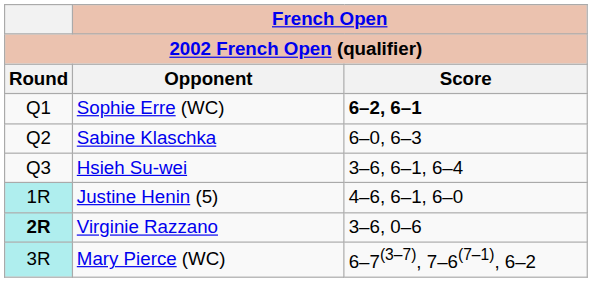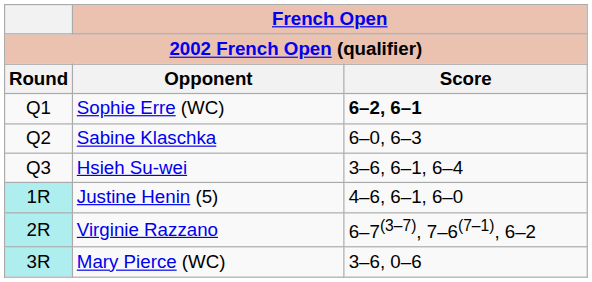(39, 227) bold -> (39, 229) normal
(385, 227) 3–6, 0–6 -> (442, 229) 6–7(3–7), 7–6(7–1), 6–2
(442, 259) 6–7(3–7), 7–6(7–1), 6–2 -> (385, 261) 3–6, 0–6
